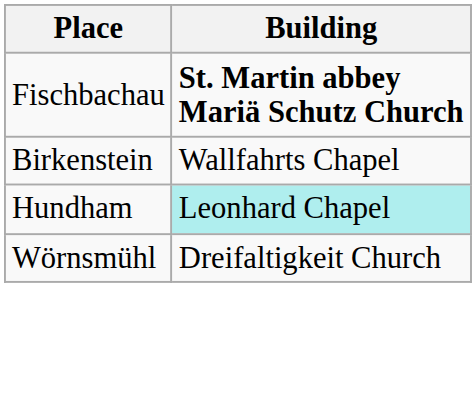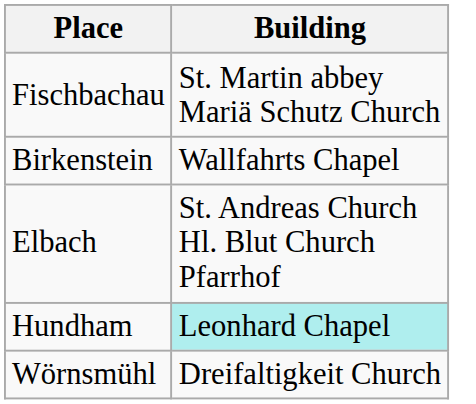(321, 94) bold -> (310, 94) normal
+ row: (54, 242)
